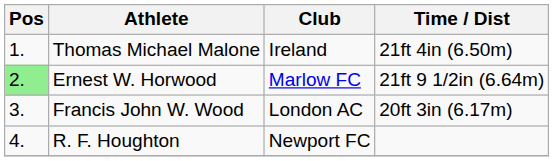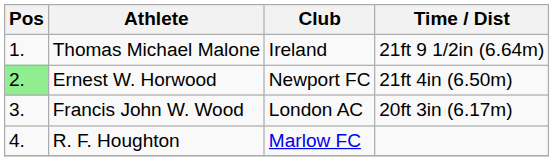(446, 49) 21ft 4in (6.50m) -> (462, 49) 21ft 9 1/2in (6.64m)
(315, 79) Marlow FC -> (320, 79) Newport FC
(462, 79) 21ft 9 1/2in (6.64m) -> (446, 79) 21ft 4in (6.50m)
(320, 140) Newport FC -> (315, 140) Marlow FC
